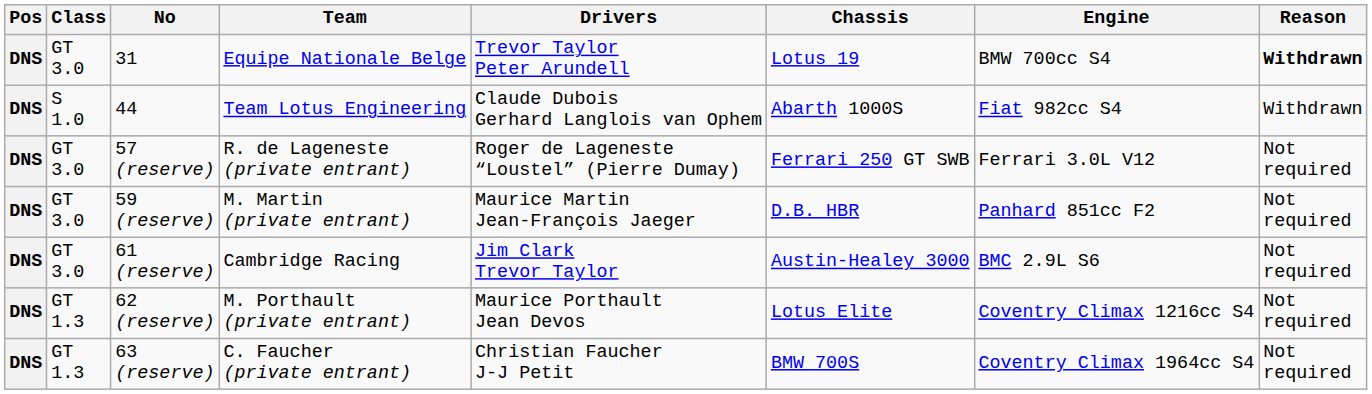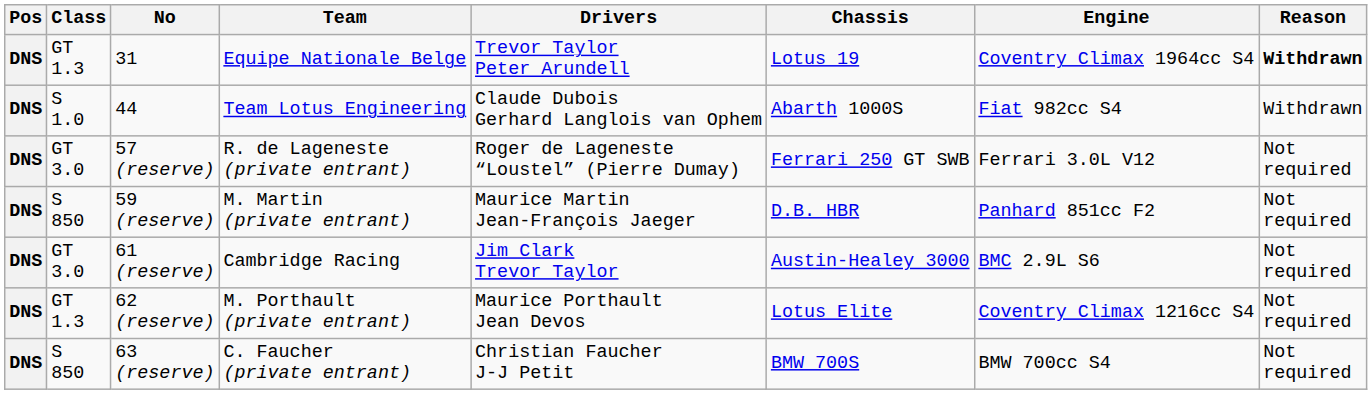(68, 60) GT 3.0 -> (68, 60) GT 1.3
(1045, 60) BMW 700cc S4 -> (1116, 60) Coventry Climax 1964cc S4
(68, 212) GT 3.0 -> (68, 212) S 850
(68, 363) GT 1.3 -> (68, 363) S 850
(1116, 363) Coventry Climax 1964cc S4 -> (1045, 363) BMW 700cc S4
